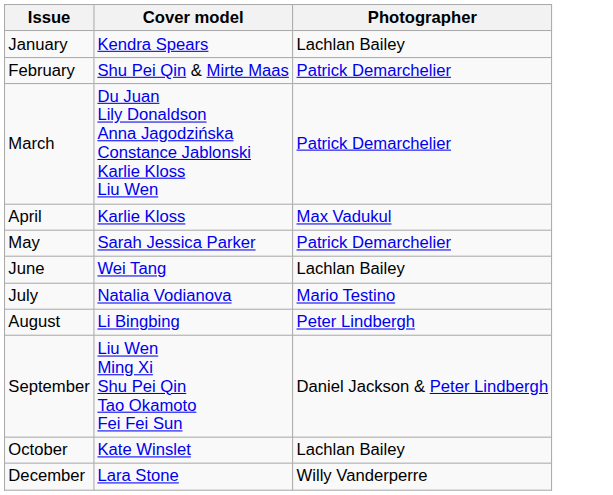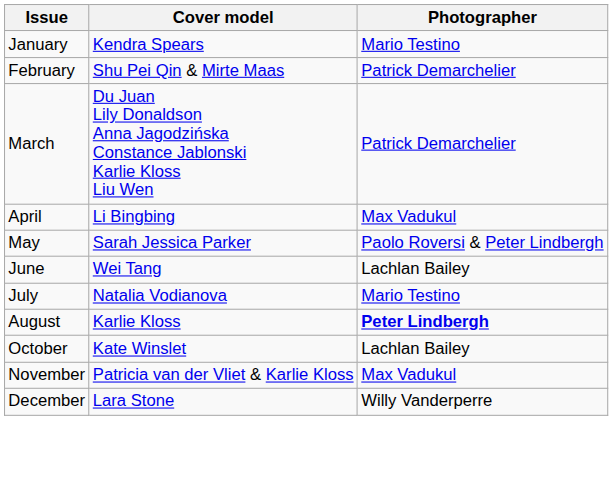(351, 44) Lachlan Bailey -> (411, 44) Mario Testino
(141, 216) Karlie Kloss -> (134, 216) Li Bingbing
(374, 243) Patrick Demarchelier -> (482, 243) Paolo Roversi & Peter Lindbergh
(139, 322) Li Bingbing -> (137, 322) Karlie Kloss
(356, 322) normal -> (425, 322) bold
- row: (49, 386)
+ row: (47, 375)
